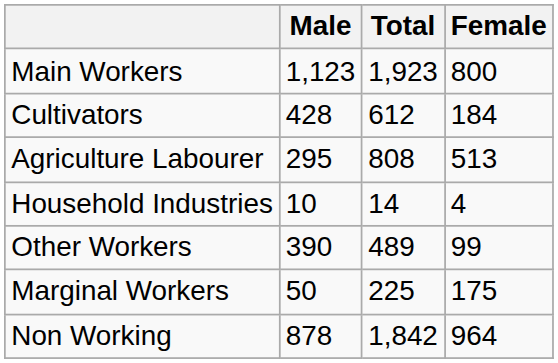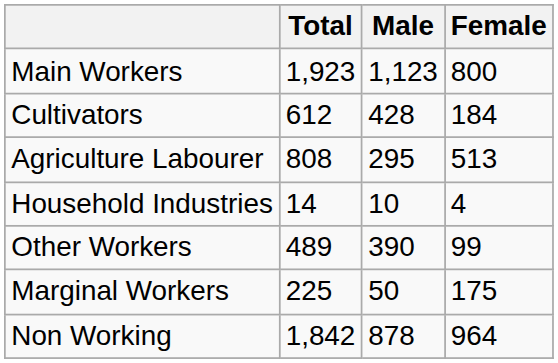columns swapped: (403, 26) <-> (321, 26)
